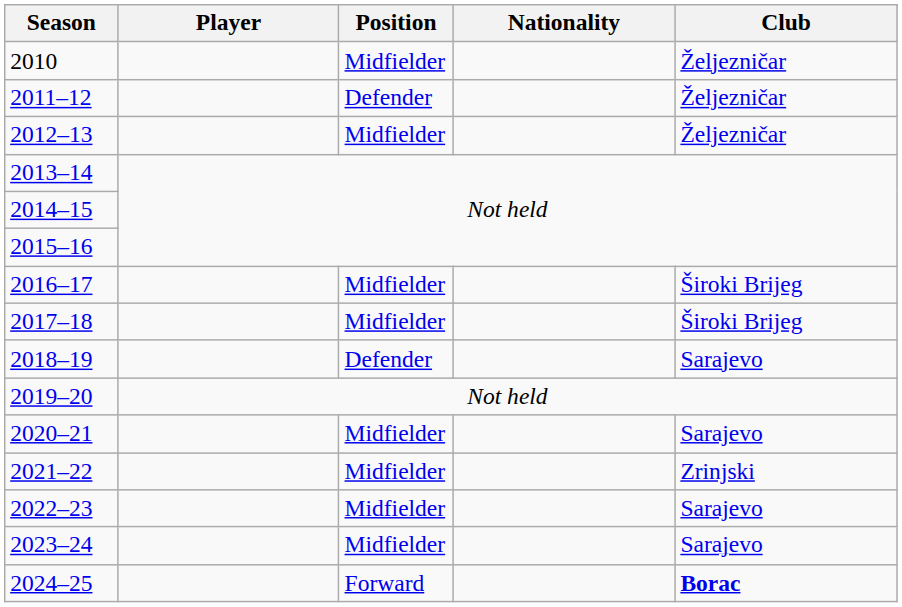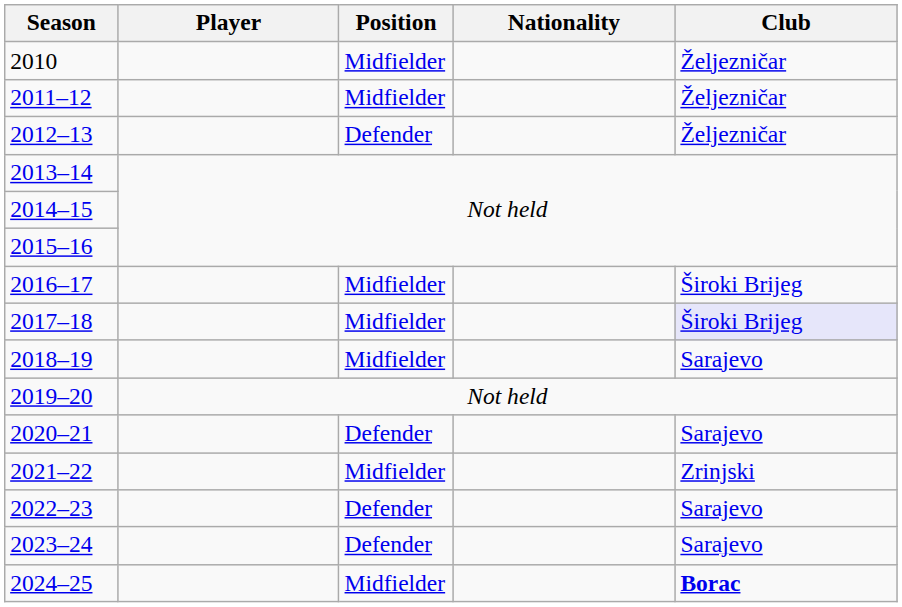(388, 97) Defender -> (395, 97) Midfielder
(395, 135) Midfielder -> (388, 135) Defender
(741, 321) no background -> (741, 321) lavender background
(388, 358) Defender -> (395, 358) Midfielder
(395, 433) Midfielder -> (388, 433) Defender
(395, 508) Midfielder -> (388, 508) Defender
(395, 545) Midfielder -> (388, 545) Defender
(384, 582) Forward -> (395, 582) Midfielder
